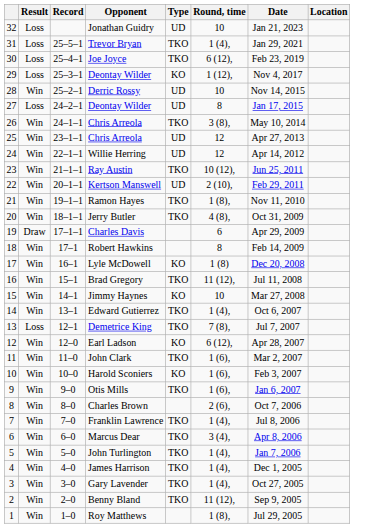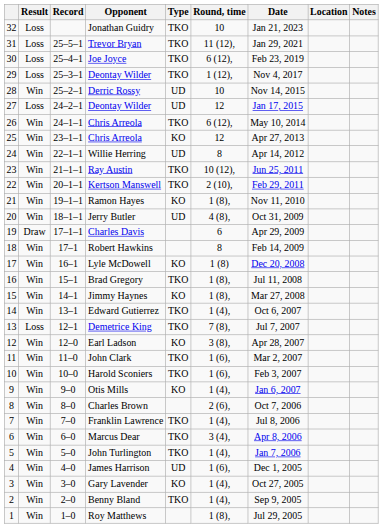+ column: (364, 12)
(178, 28) UD -> (178, 28) TKO
(219, 43) 1 (4), -> (219, 43) 11 (12),
(178, 75) KO -> (178, 75) TKO
(219, 106) 8 -> (219, 106) 12
(219, 122) 3 (8), -> (219, 122) 6 (12),
(178, 138) UD -> (178, 138) KO
(219, 153) 12 -> (219, 153) 8
(178, 185) UD -> (178, 185) TKO
(178, 201) TKO -> (178, 201) KO
(178, 216) TKO -> (178, 216) UD
(219, 279) 11 (12), -> (219, 279) 1 (8),
(219, 295) 10 -> (219, 295) 1 (8),
(219, 342) 6 (12), -> (219, 342) 3 (8),
(178, 374) KO -> (178, 374) TKO
(178, 389) TKO -> (178, 389) KO
(219, 389) 1 (6), -> (219, 389) 1 (4),
(178, 468) TKO -> (178, 468) UD
(219, 468) 1 (4), -> (219, 468) 1 (6),
(178, 484) TKO -> (178, 484) KO
(219, 500) 11 (12), -> (219, 500) 1 (4),
